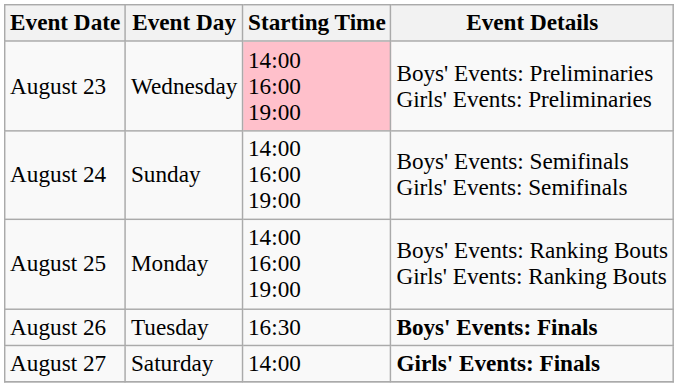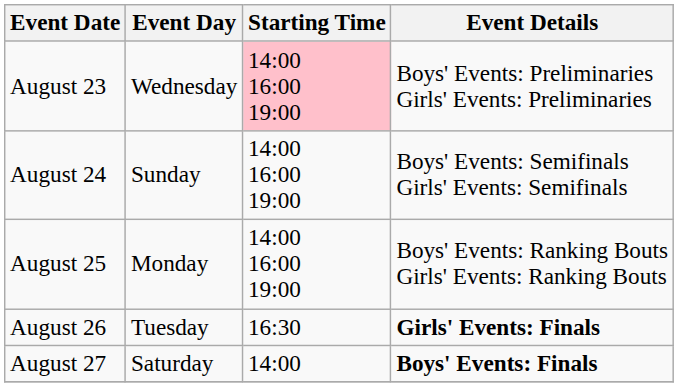(497, 326) Boys' Events: Finals -> (498, 326) Girls' Events: Finals
(498, 363) Girls' Events: Finals -> (497, 363) Boys' Events: Finals
